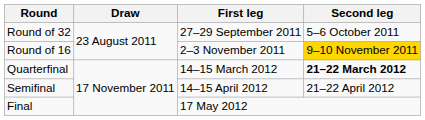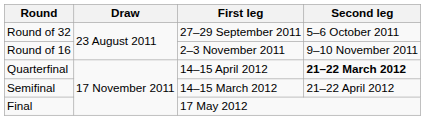(362, 50) gold background -> (362, 50) no background
(229, 69) 14–15 March 2012 -> (224, 69) 14–15 April 2012
(224, 87) 14–15 April 2012 -> (229, 87) 14–15 March 2012
